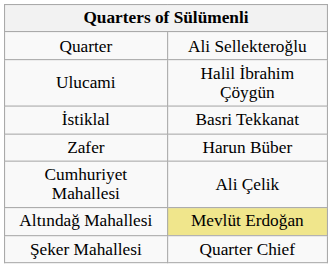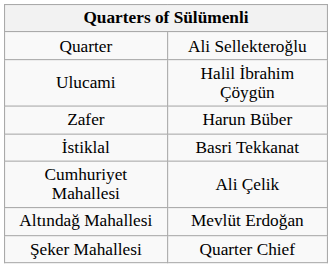rows swapped: (86, 147) <-> (86, 119)
(247, 221) khaki background -> (247, 221) no background
